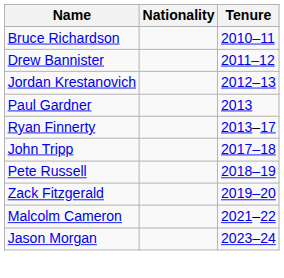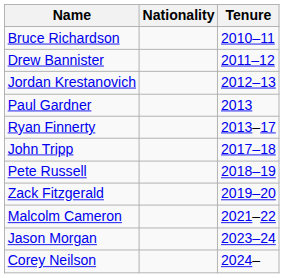+ row: (52, 261)
